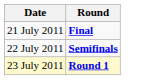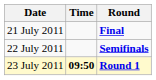+ column: (81, 13)
